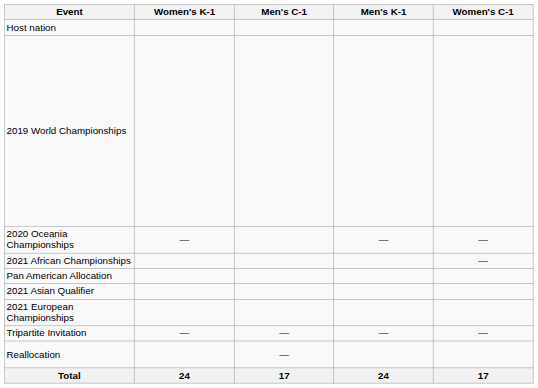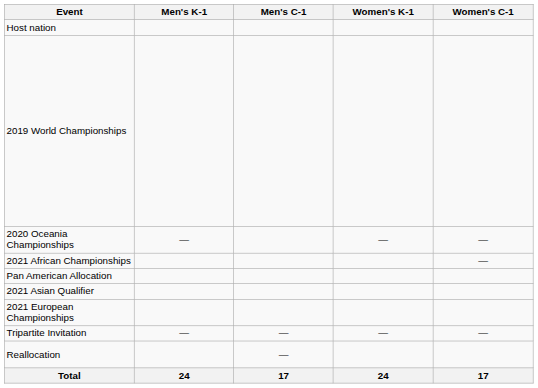columns swapped: (384, 12) <-> (185, 12)
